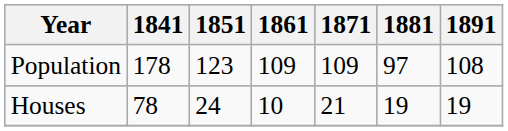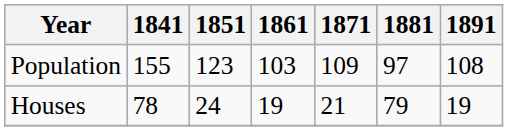(152, 65) 178 -> (152, 65) 155
(277, 65) 109 -> (277, 65) 103
(271, 105) 10 -> (271, 105) 19
(396, 105) 19 -> (396, 105) 79
